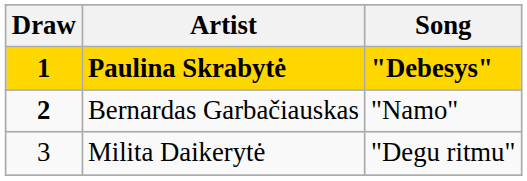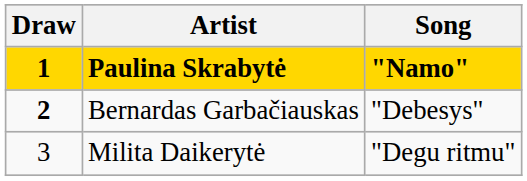(432, 68) "Debesys" -> (420, 68) "Namo"
(415, 110) "Namo" -> (427, 110) "Debesys"
